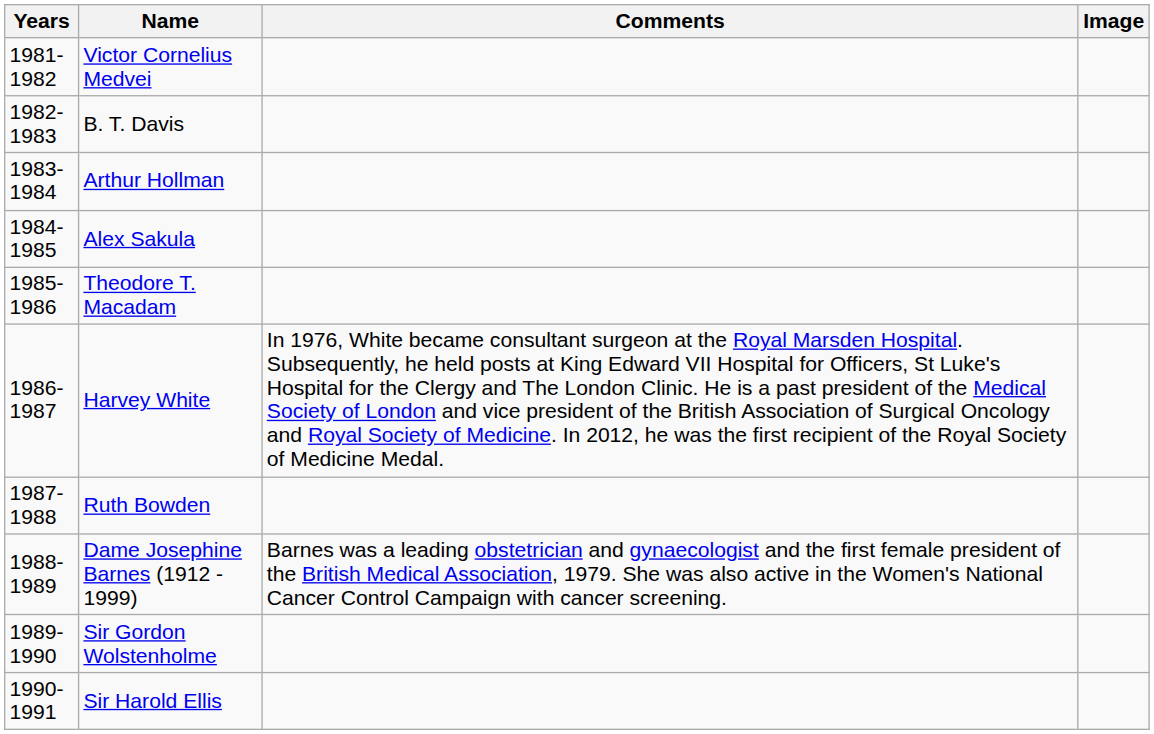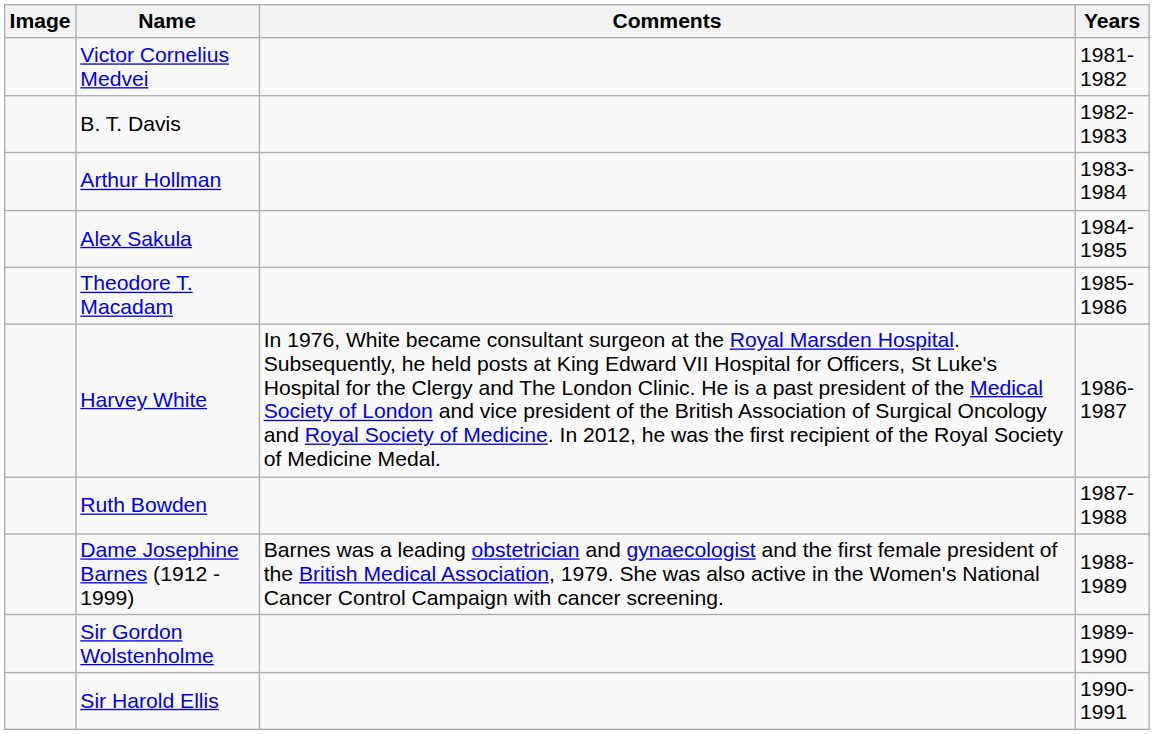columns swapped: (42, 21) <-> (1114, 21)
